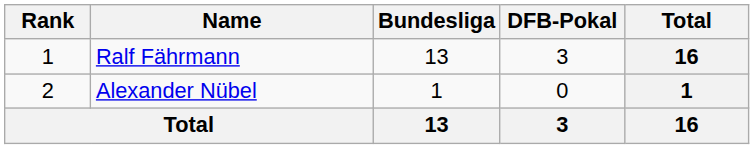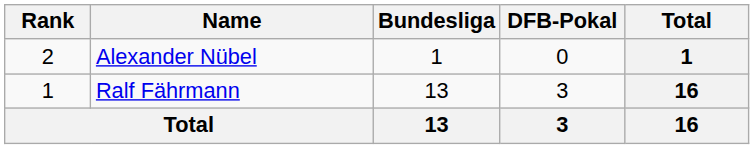rows swapped: (168, 56) <-> (176, 90)
